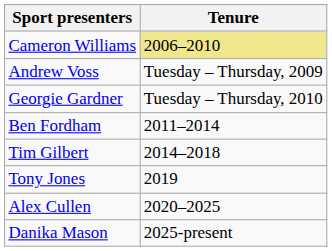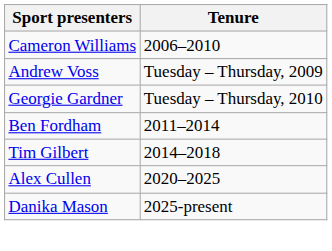(182, 44) khaki background -> (182, 44) no background
- row: (47, 179)
